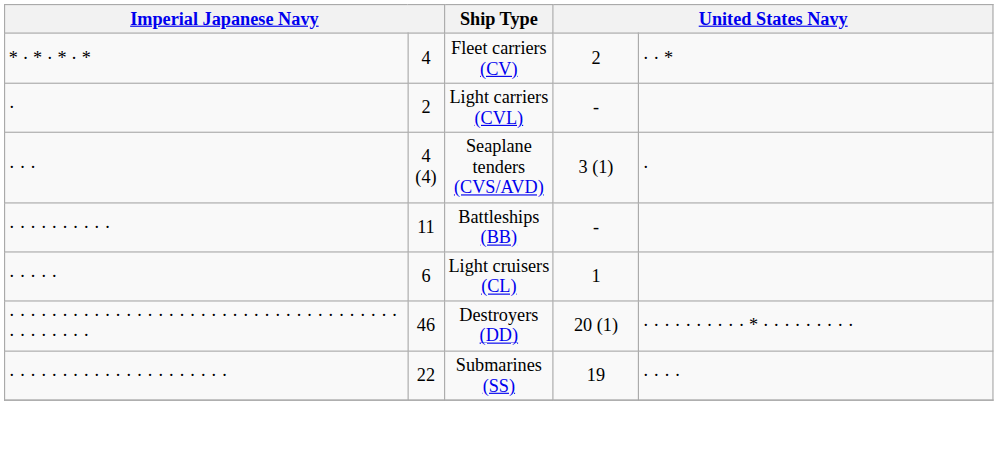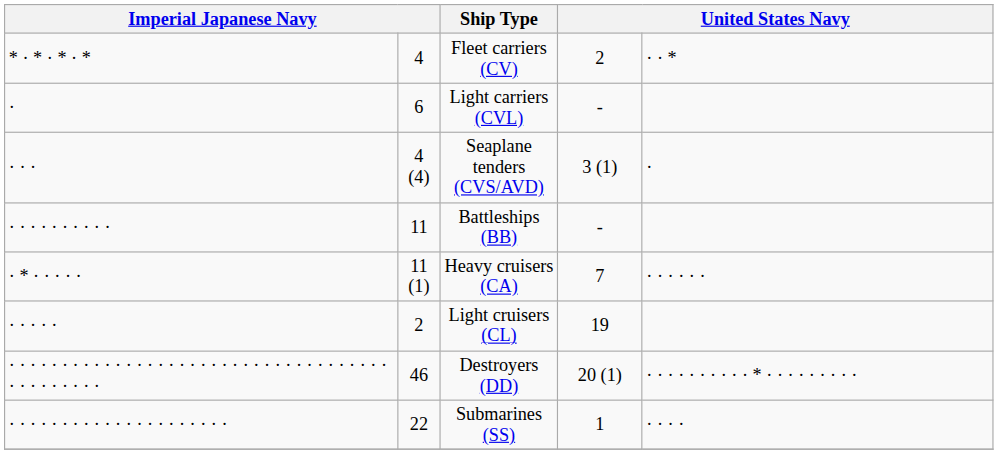(426, 107) 2 -> (419, 107) 6
+ row: (499, 276)
(426, 276) 6 -> (419, 325) 2
(596, 276) 1 -> (600, 325) 19
(596, 375) 19 -> (600, 424) 1
